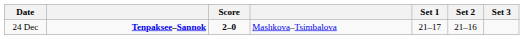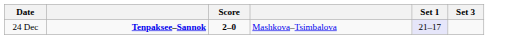- column: (466, 12)
(430, 27) no background -> (430, 27) lavender background
